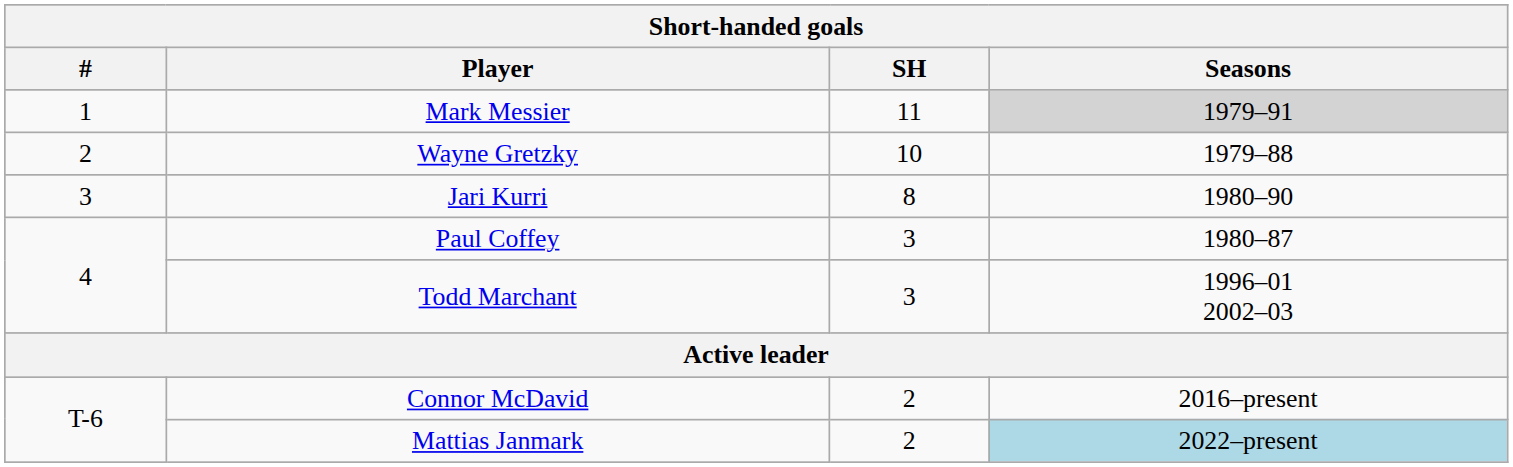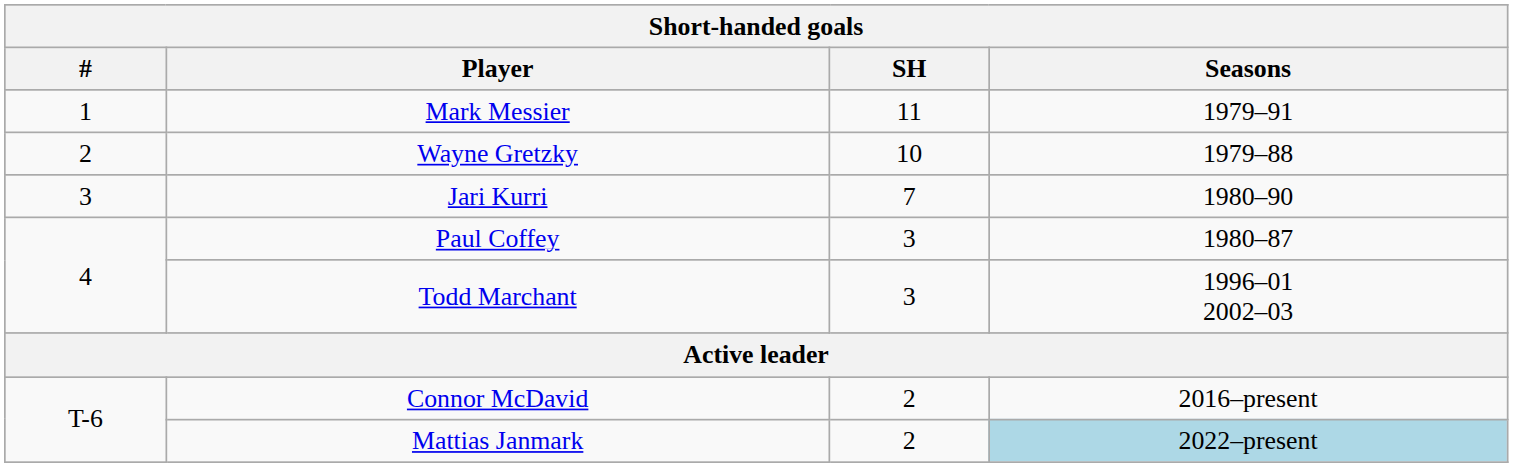(1248, 111) lightgrey background -> (1248, 111) no background
(909, 196) 8 -> (909, 196) 7
